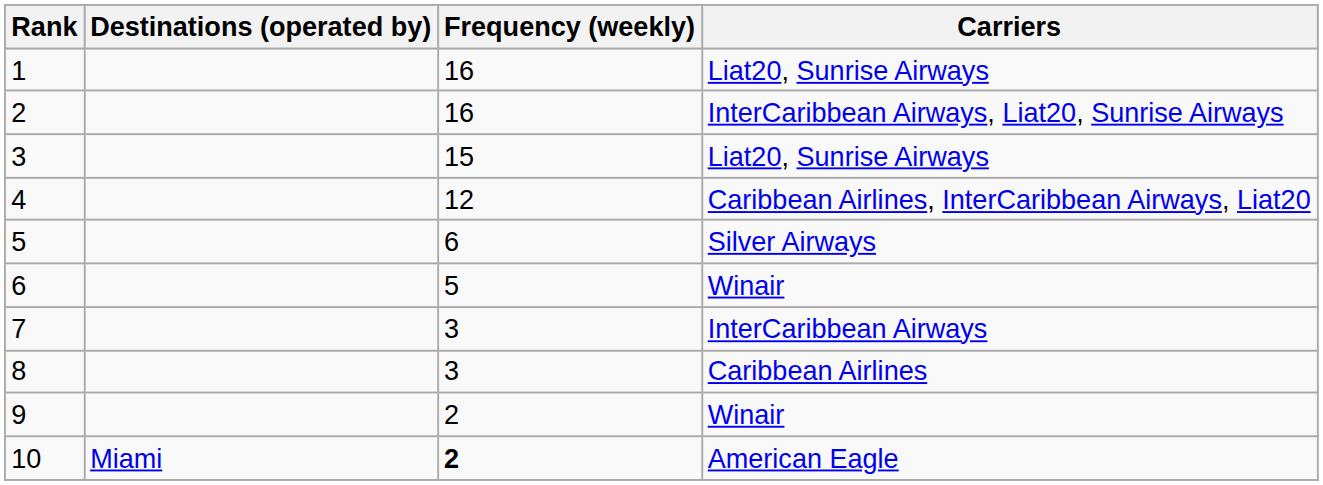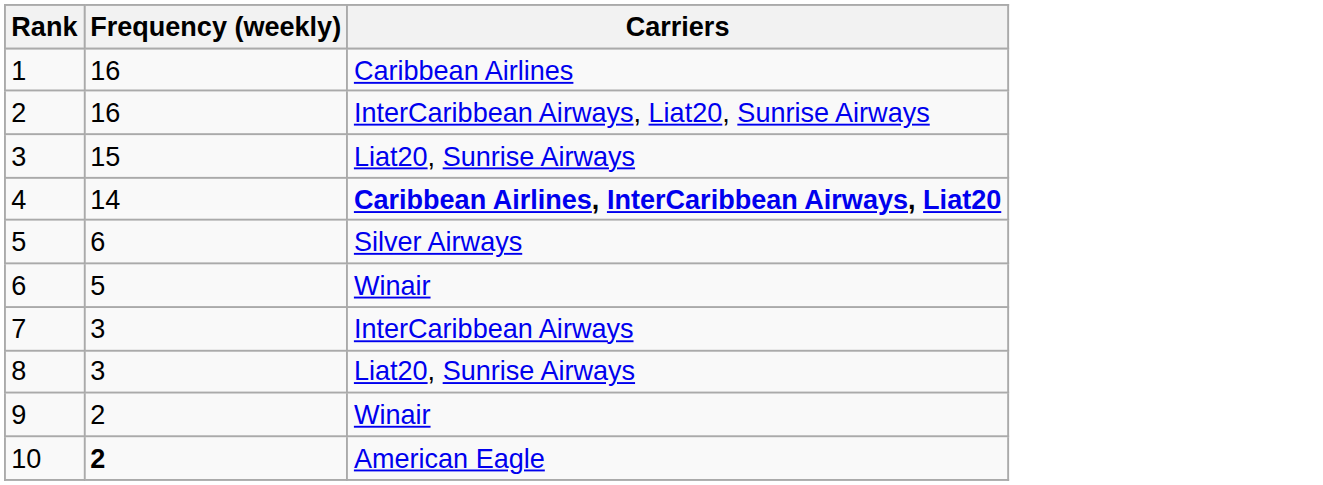- column: (261, 27)
(848, 70) Liat20, Sunrise Airways -> (464, 70) Caribbean Airlines
(459, 199) 12 -> (105, 199) 14
(1009, 199) normal -> (678, 199) bold
(817, 372) Caribbean Airlines -> (494, 372) Liat20, Sunrise Airways
